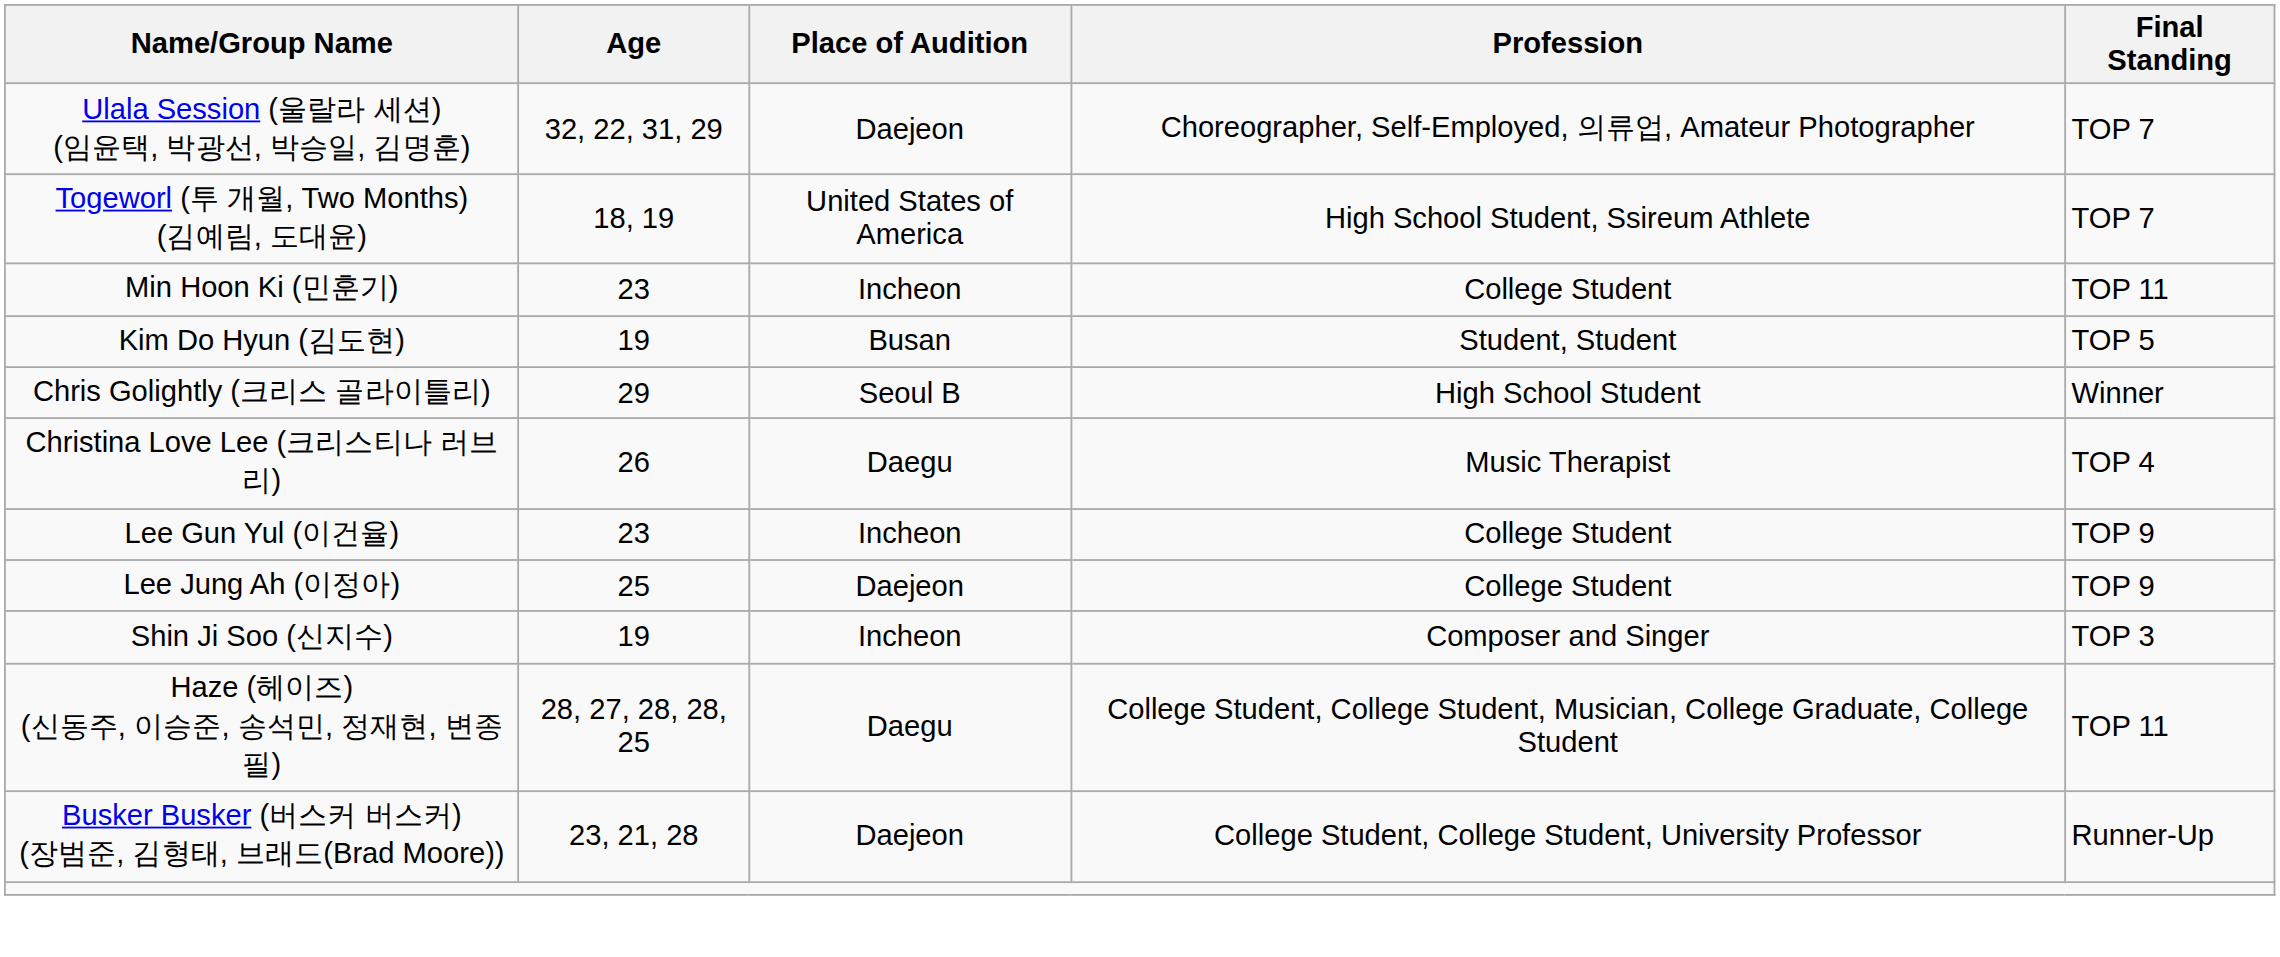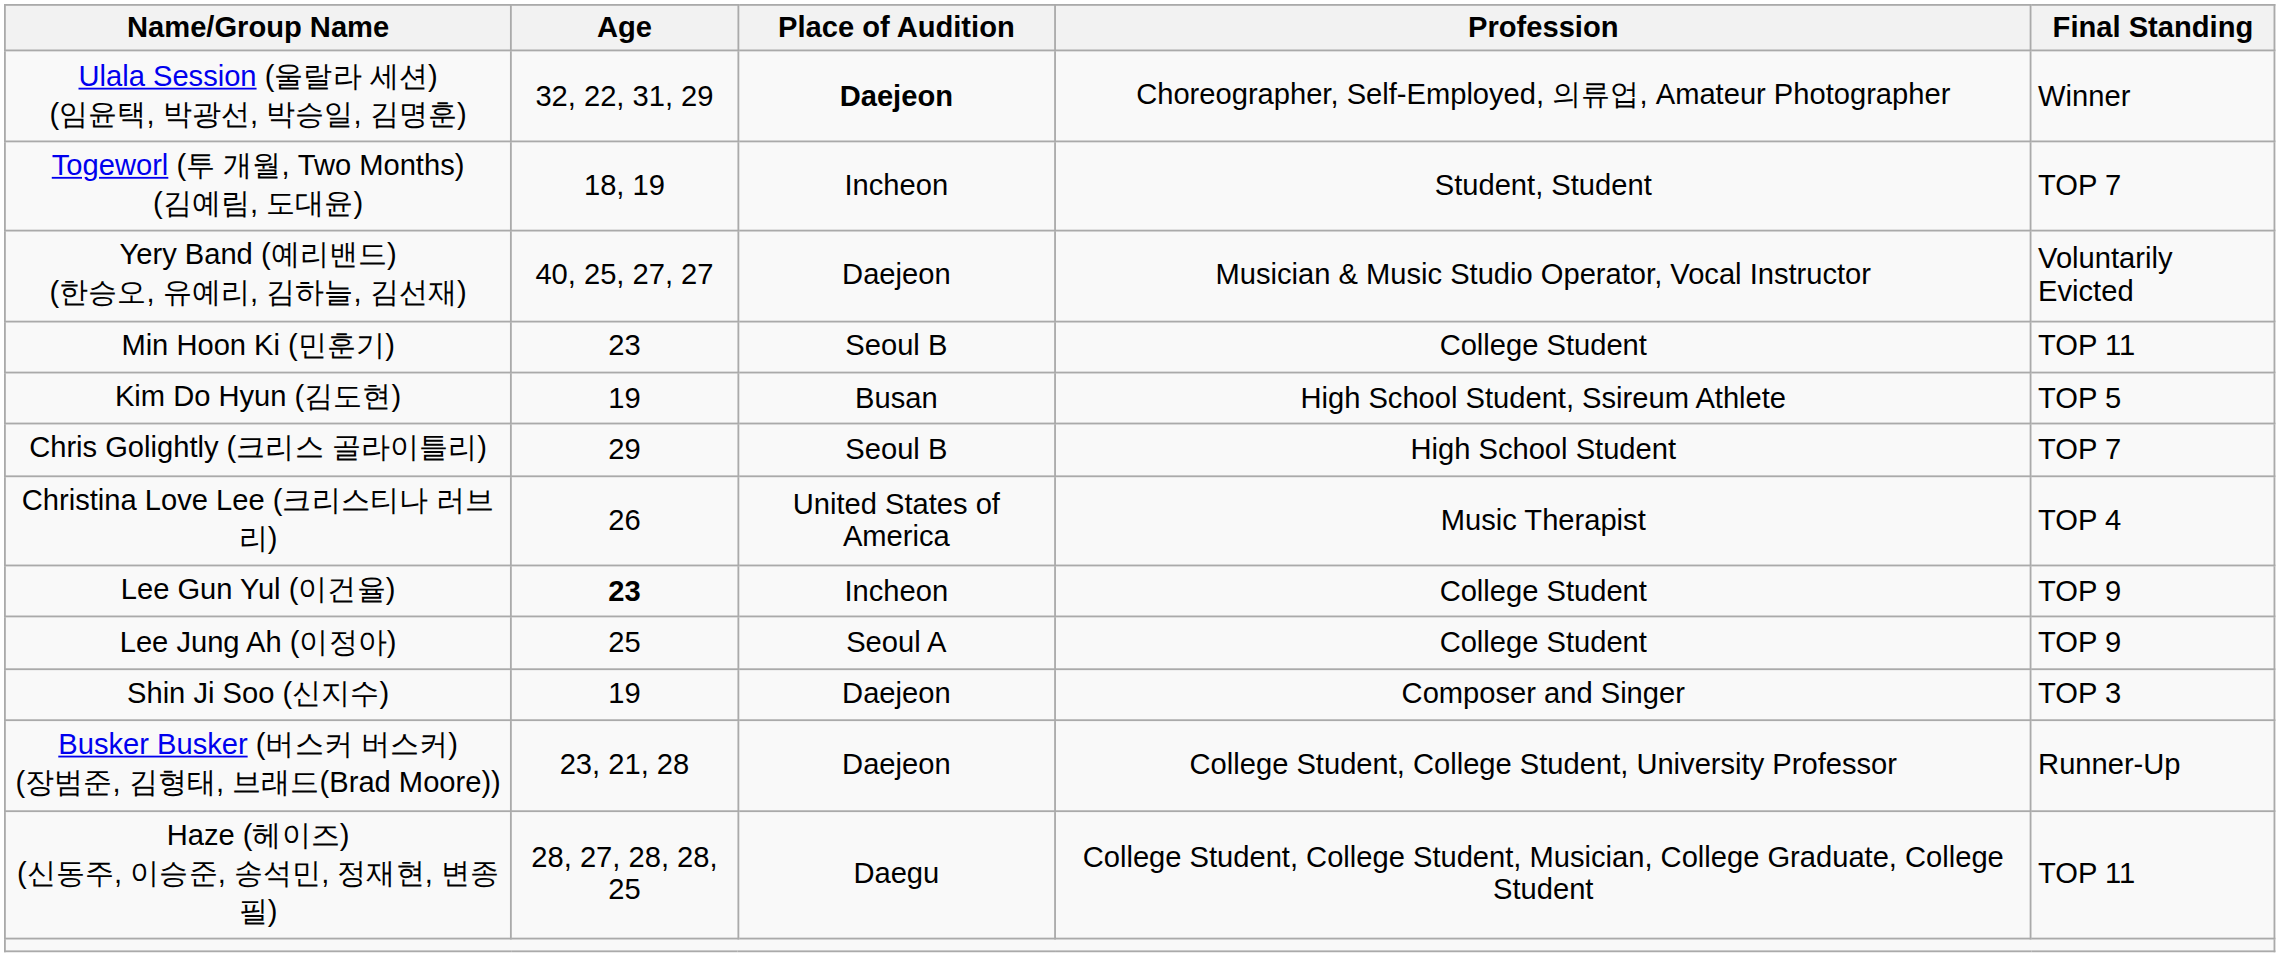(910, 128) normal -> (896, 95) bold
(2113, 128) TOP 7 -> (2084, 95) Winner
(910, 218) United States of America -> (896, 185) Incheon
(1568, 218) High School Student, Ssireum Athlete -> (1543, 185) Student, Student
+ row: (258, 274)
(910, 288) Incheon -> (896, 346) Seoul B
(1568, 340) Student, Student -> (1543, 397) High School Student, Ssireum Athlete
(2118, 392) Winner -> (2080, 449) TOP 7
(910, 463) Daegu -> (896, 520) United States of America
(634, 533) normal -> (624, 590) bold
(910, 585) Daejeon -> (896, 642) Seoul A
(910, 637) Incheon -> (896, 694) Daejeon
rows swapped: (262, 726) <-> (262, 834)
